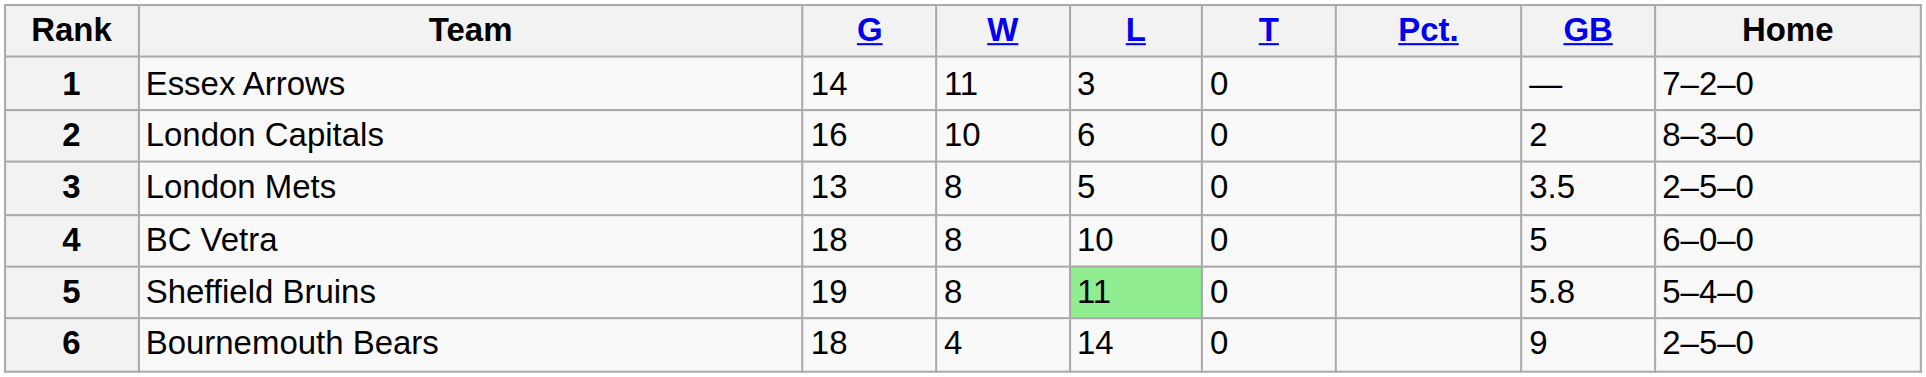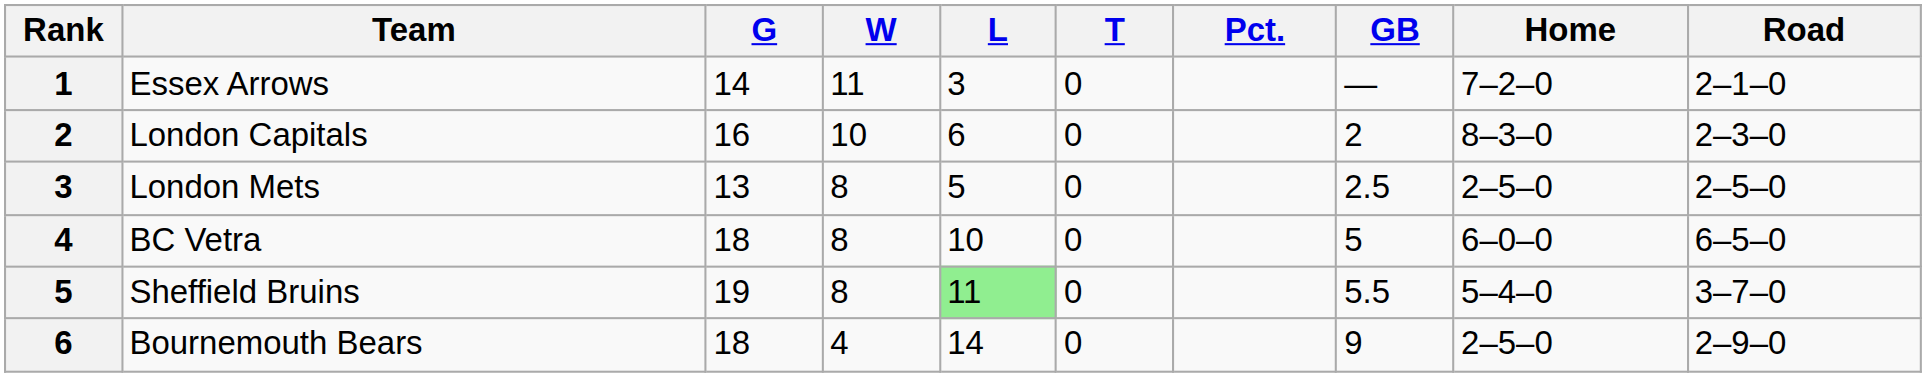+ column: (1804, 30)
(1552, 187) 3.5 -> (1367, 187) 2.5
(1552, 291) 5.8 -> (1367, 291) 5.5
